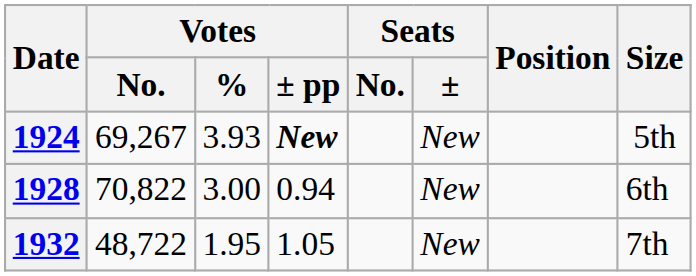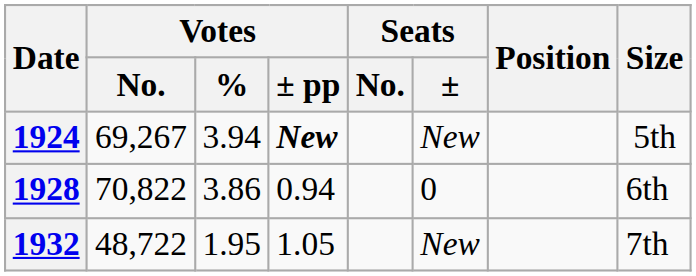(232, 137) 3.93 -> (232, 137) 3.94
(232, 190) 3.00 -> (232, 190) 3.86
(450, 190) New -> (429, 190) 0
